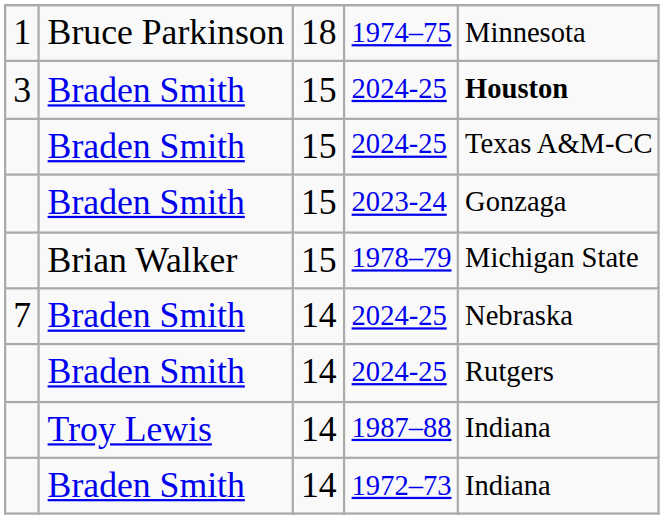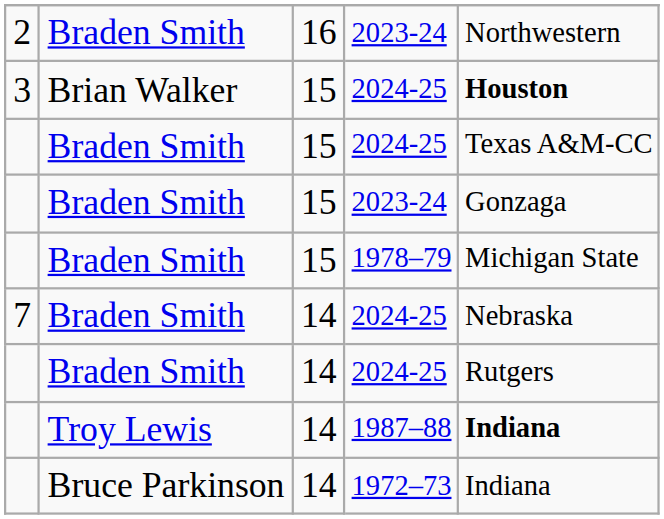- row: (22, 32)
+ row: (22, 32)
(146, 89) Braden Smith -> (142, 89) Brian Walker
(142, 259) Brian Walker -> (146, 259) Braden Smith
(508, 428) normal -> (513, 428) bold
(146, 485) Braden Smith -> (166, 485) Bruce Parkinson
